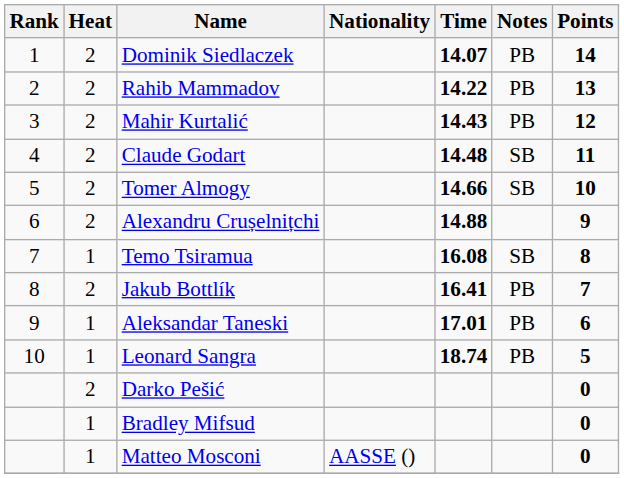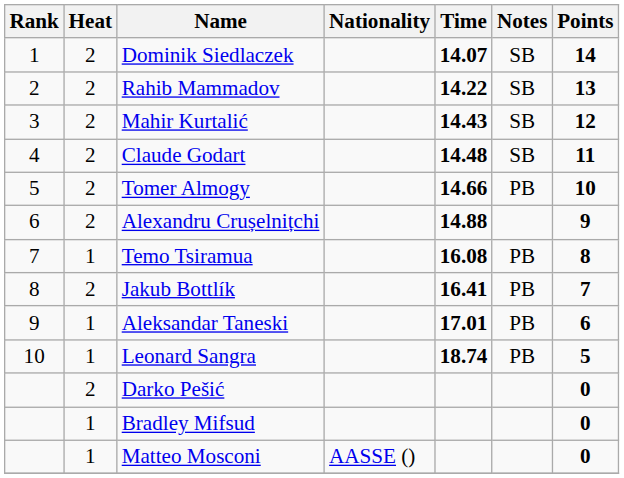(522, 54) PB -> (522, 54) SB
(522, 88) PB -> (522, 88) SB
(522, 121) PB -> (522, 121) SB
(522, 188) SB -> (522, 188) PB
(522, 255) SB -> (522, 255) PB
